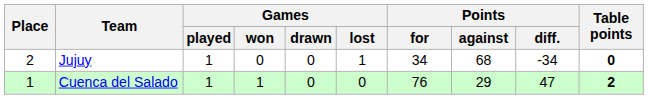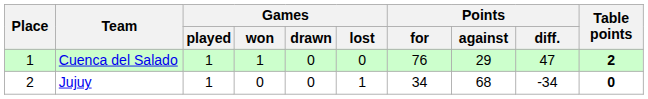rows swapped: (118, 82) <-> (75, 60)
